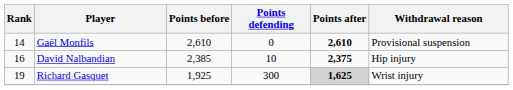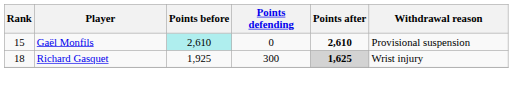(19, 42) 14 -> (19, 42) 15
(199, 42) no background -> (199, 42) paleturquoise background
- row: (76, 59)
(19, 76) 19 -> (19, 59) 18
